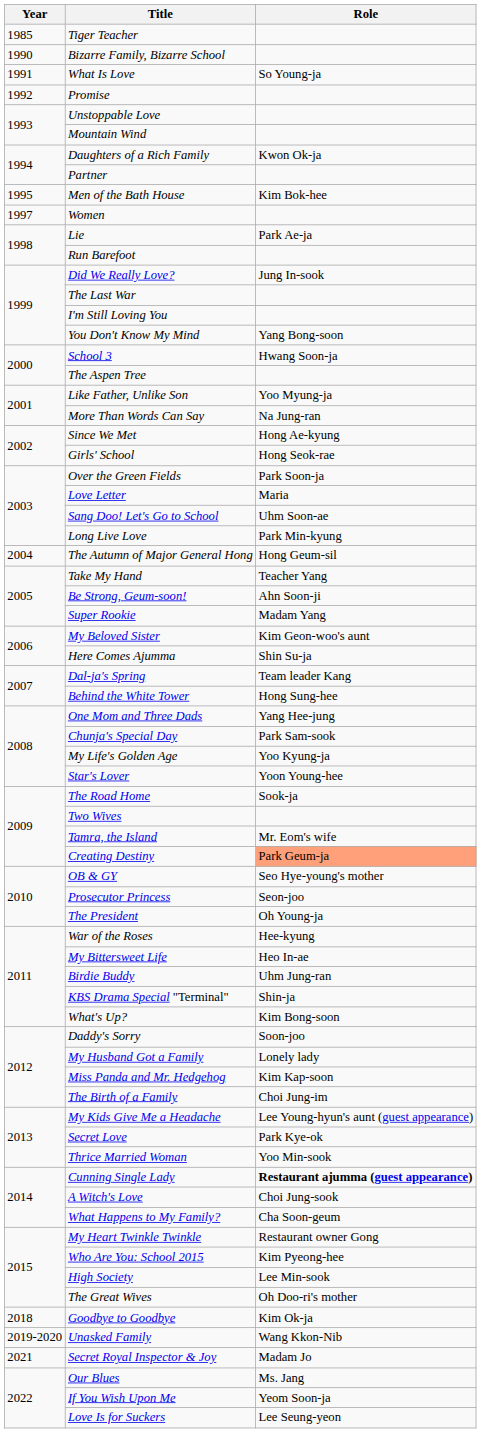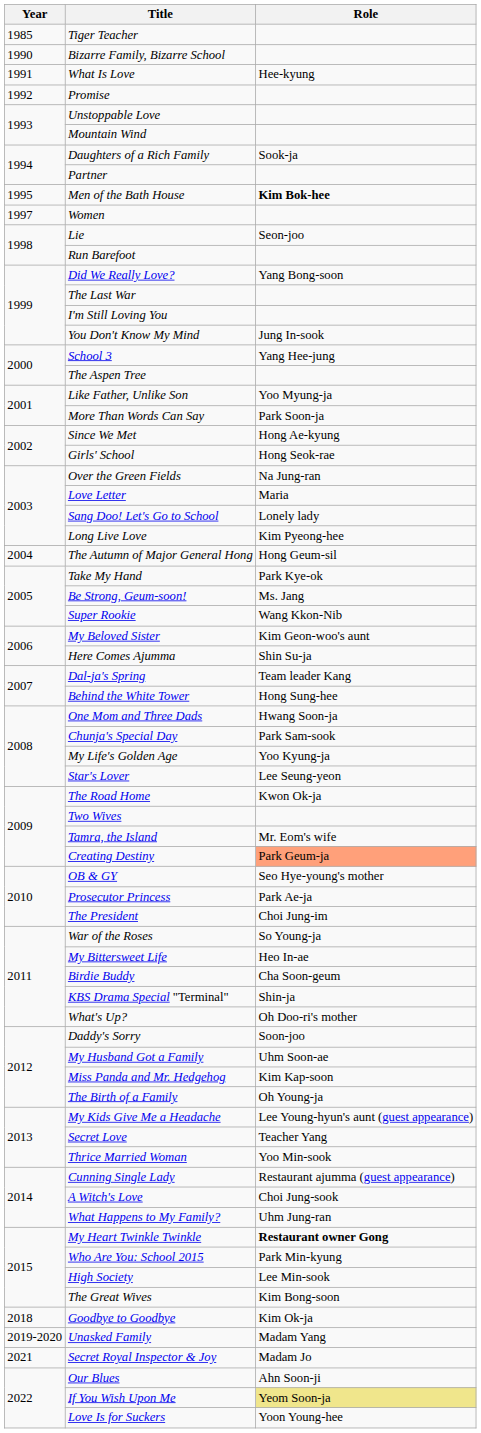(290, 74) So Young-ja -> (287, 74) Hee-kyung
(290, 154) Kwon Ok-ja -> (278, 154) Sook-ja
(293, 194) normal -> (294, 194) bold
(285, 235) Park Ae-ja -> (281, 235) Seon-joo
(291, 275) Jung In-sook -> (301, 275) Yang Bong-soon
(301, 335) Yang Bong-soon -> (291, 335) Jung In-sook
(298, 355) Hwang Soon-ja -> (297, 355) Yang Hee-jung
(290, 415) Na Jung-ran -> (291, 415) Park Soon-ja
(291, 475) Park Soon-ja -> (290, 475) Na Jung-ran
(293, 515) Uhm Soon-ae -> (289, 515) Lonely lady
(300, 535) Park Min-kyung -> (301, 535) Kim Pyeong-hee
(293, 575) Teacher Yang -> (291, 575) Park Kye-ok
(290, 595) Ahn Soon-ji -> (281, 595) Ms. Jang
(292, 615) Madam Yang -> (300, 615) Wang Kkon-Nib
(297, 716) Yang Hee-jung -> (298, 716) Hwang Soon-ja
(301, 776) Yoon Young-hee -> (300, 776) Lee Seung-yeon
(278, 796) Sook-ja -> (290, 796) Kwon Ok-ja
(281, 896) Seon-joo -> (285, 896) Park Ae-ja
(291, 916) Oh Young-ja -> (293, 916) Choi Jung-im
(287, 936) Hee-kyung -> (290, 936) So Young-ja
(295, 976) Uhm Jung-ran -> (299, 976) Cha Soon-geum
(299, 1016) Kim Bong-soon -> (308, 1016) Oh Doo-ri's mother
(289, 1056) Lonely lady -> (293, 1056) Uhm Soon-ae
(293, 1097) Choi Jung-im -> (291, 1097) Oh Young-ja
(291, 1137) Park Kye-ok -> (293, 1137) Teacher Yang
(365, 1177) bold -> (357, 1177) normal
(299, 1217) Cha Soon-geum -> (295, 1217) Uhm Jung-ran
(319, 1237) normal -> (323, 1237) bold
(301, 1257) Kim Pyeong-hee -> (300, 1257) Park Min-kyung
(308, 1297) Oh Doo-ri's mother -> (299, 1297) Kim Bong-soon
(300, 1337) Wang Kkon-Nib -> (292, 1337) Madam Yang
(281, 1377) Ms. Jang -> (290, 1377) Ahn Soon-ji
(295, 1397) no background -> (295, 1397) khaki background
(300, 1417) Lee Seung-yeon -> (301, 1417) Yoon Young-hee
